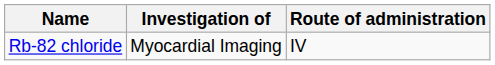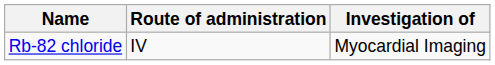columns swapped: (206, 19) <-> (388, 19)
